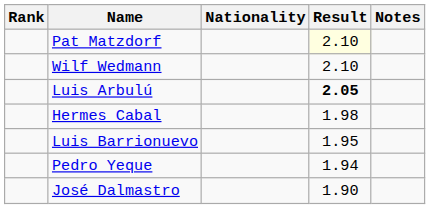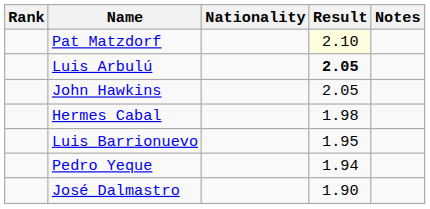- row: (107, 67)
+ row: (107, 91)
